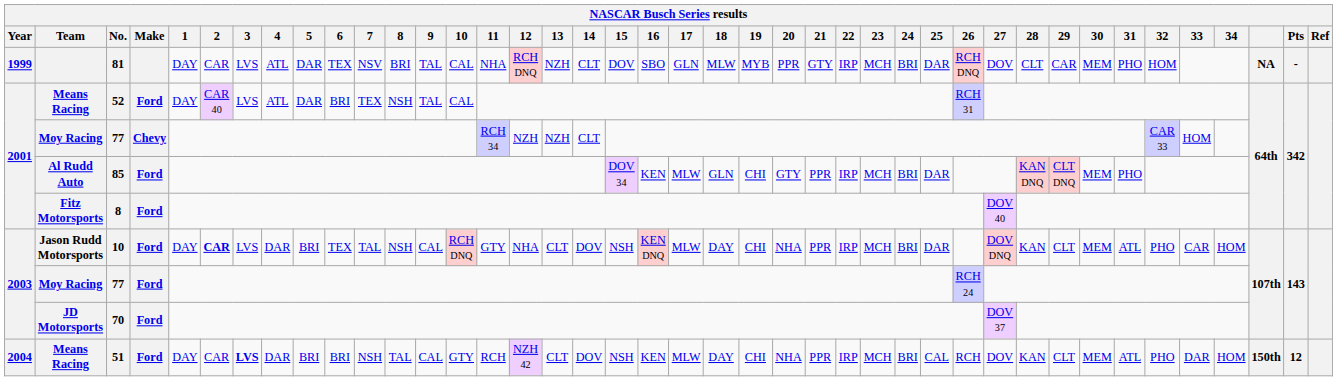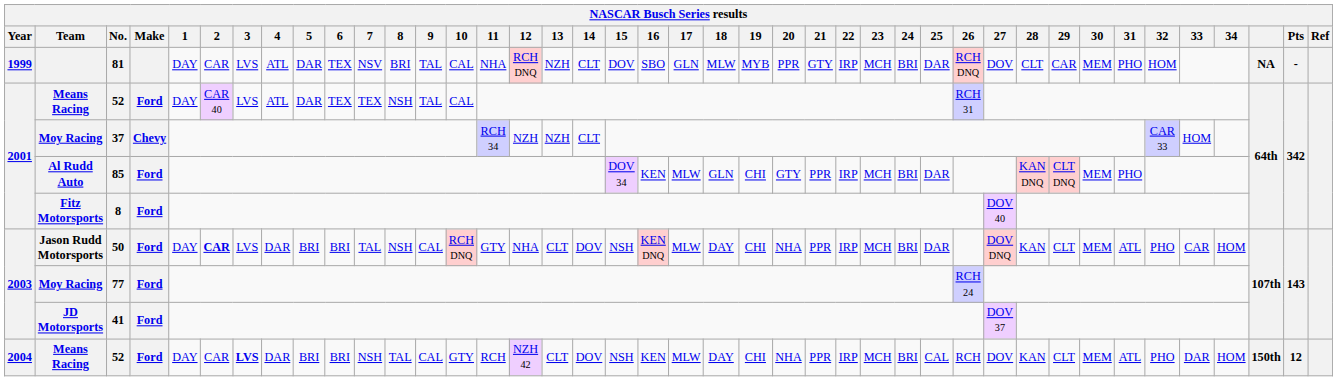(340, 101) BRI -> (340, 101) TEX
(118, 138) 77 -> (118, 138) 37
(118, 247) 10 -> (118, 247) 50
(340, 247) TEX -> (340, 247) BRI
(118, 320) 70 -> (118, 320) 41
(118, 357) 51 -> (118, 357) 52
